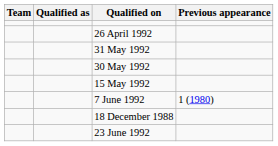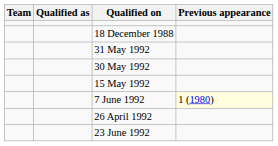rows swapped: (134, 116) <-> (123, 34)
(196, 100) no background -> (196, 100) lightyellow background
